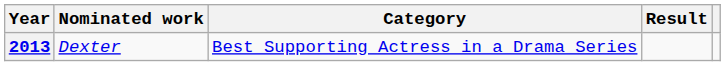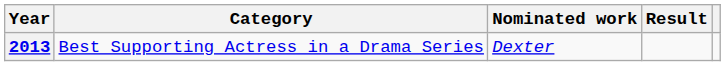columns swapped: (131, 19) <-> (425, 19)
